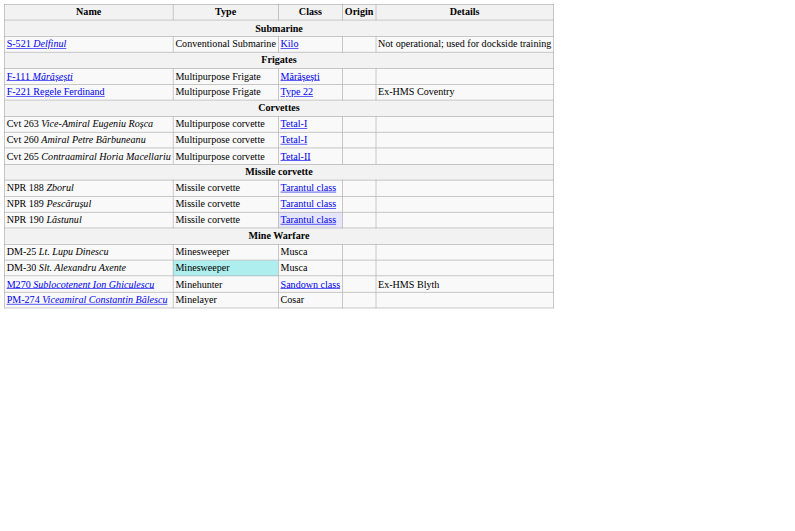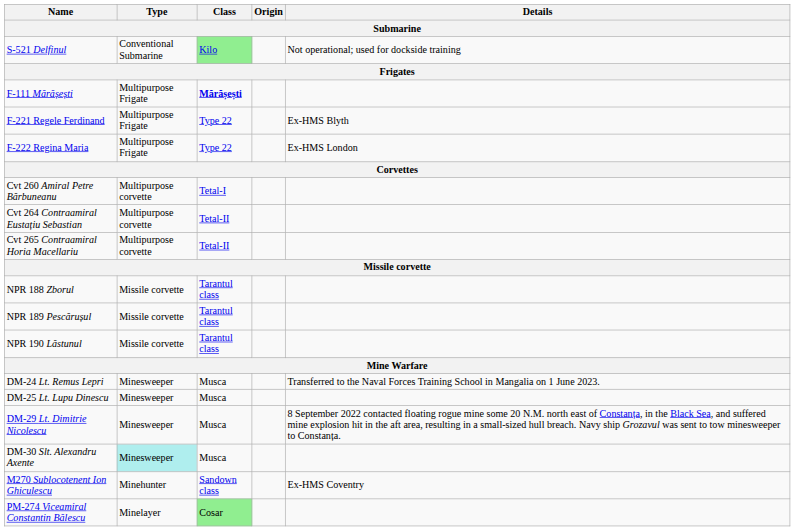(289, 44) no background -> (208, 50) lightgreen background
(300, 76) normal -> (221, 93) bold
(416, 92) Ex-HMS Coventry -> (318, 120) Ex-HMS Blyth
+ row: (48, 148)
- row: (80, 124)
+ row: (52, 218)
(308, 220) lavender background -> (216, 344) no background
+ row: (55, 381)
+ row: (47, 424)
(409, 284) Ex-HMS Blyth -> (326, 485) Ex-HMS Coventry
(292, 300) no background -> (211, 512) lightgreen background
